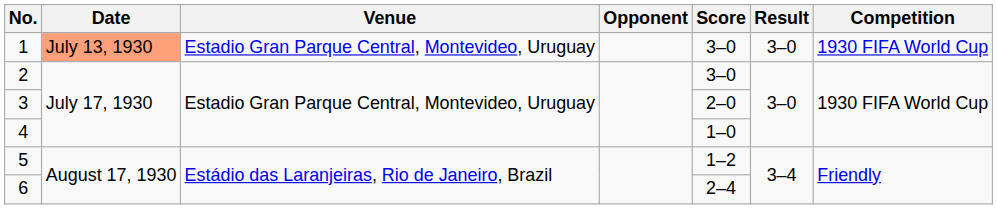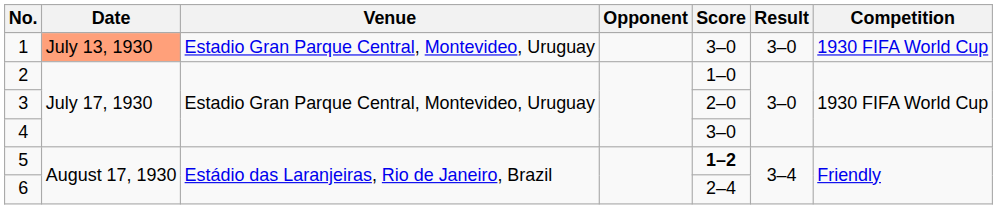(721, 75) 3–0 -> (721, 75) 1–0
(721, 132) 1–0 -> (721, 132) 3–0
(721, 160) normal -> (721, 160) bold
